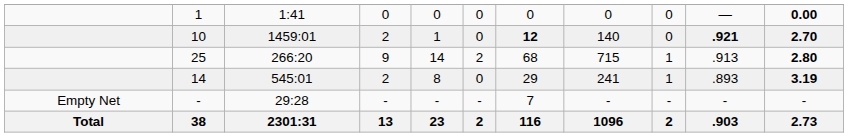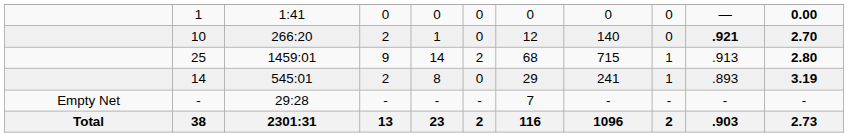(292, 36) 1459:01 -> (292, 36) 266:20
(530, 36) bold -> (530, 36) normal
(292, 57) 266:20 -> (292, 57) 1459:01
